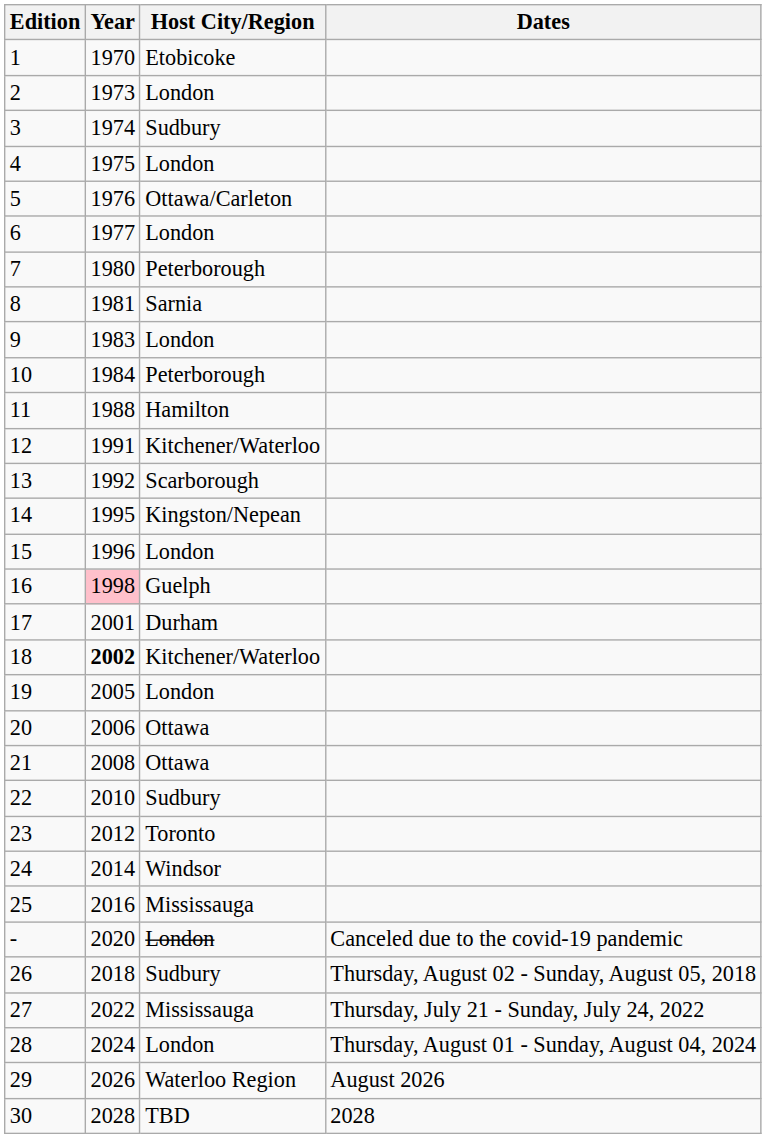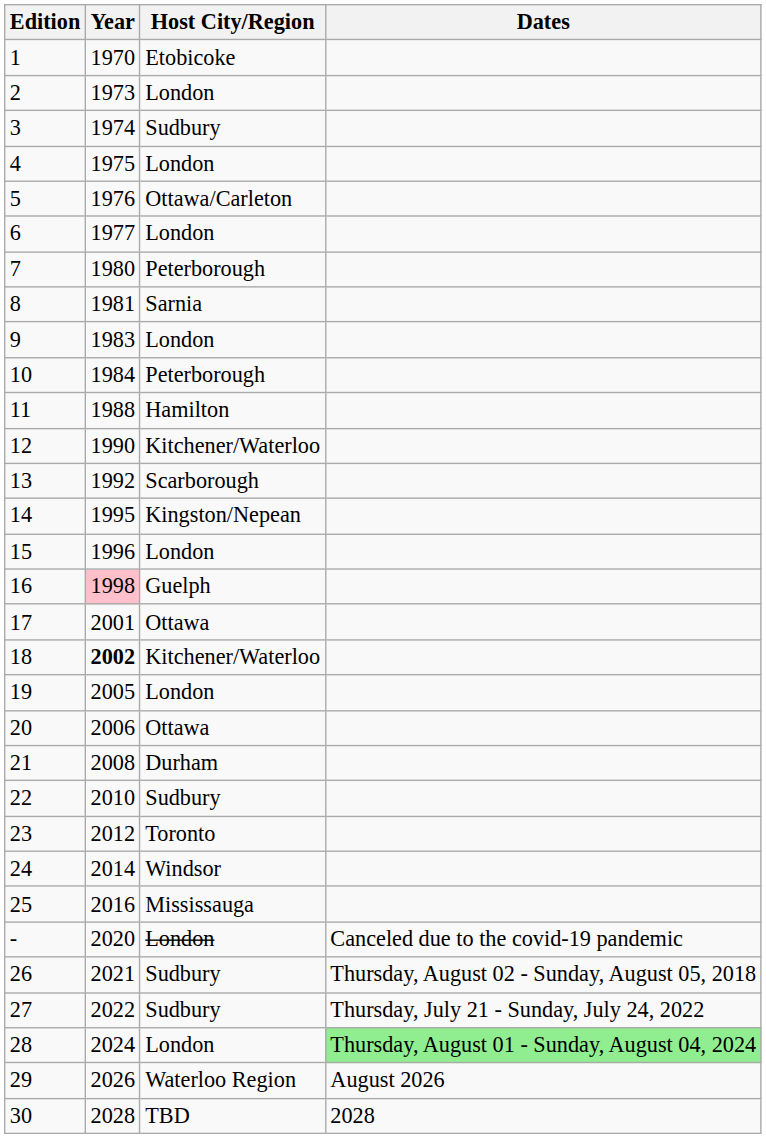(113, 445) 1991 -> (113, 445) 1990
(182, 621) Durham -> (177, 621) Ottawa
(177, 762) Ottawa -> (182, 762) Durham
(113, 974) 2018 -> (113, 974) 2021
(200, 1009) Mississauga -> (183, 1009) Sudbury
(543, 1045) no background -> (543, 1045) lightgreen background
